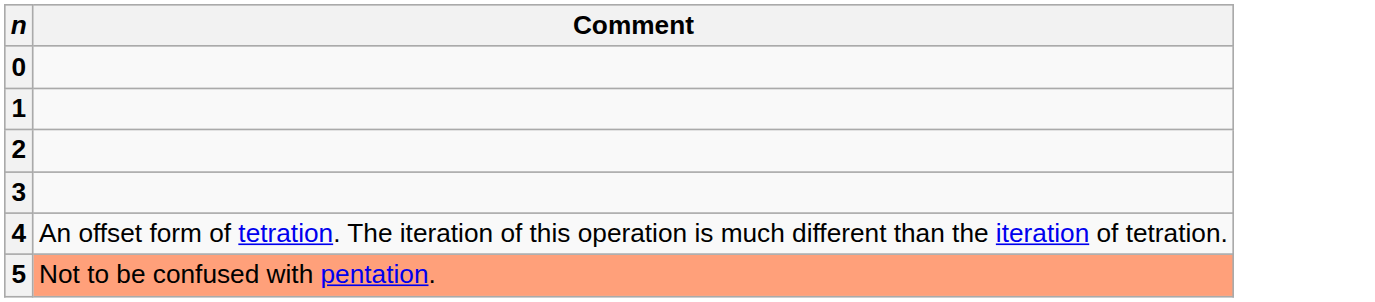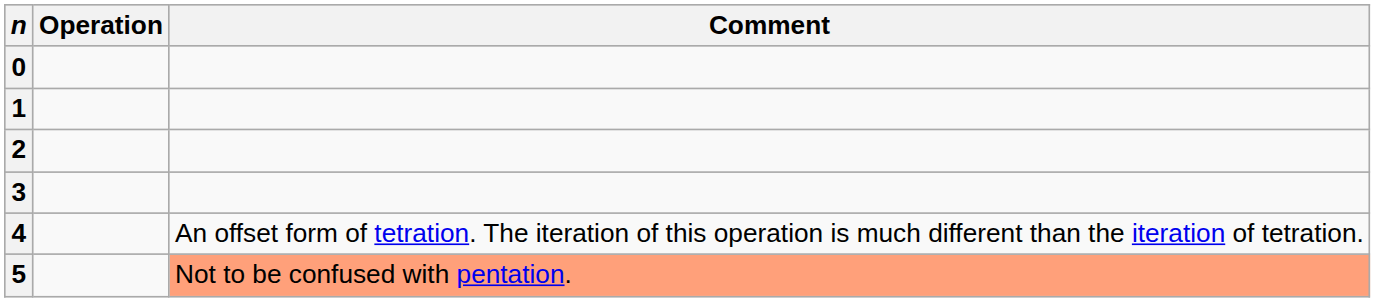+ column: (101, 25)
